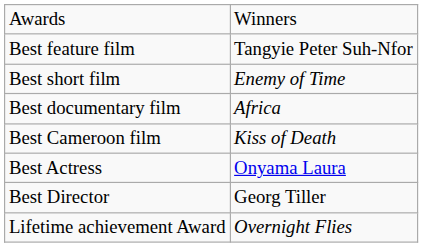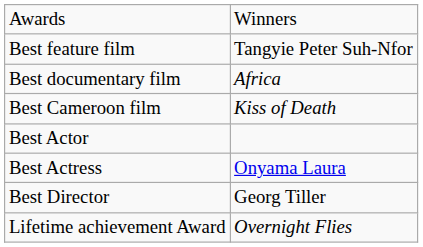- row: (65, 78)
+ row: (49, 138)
